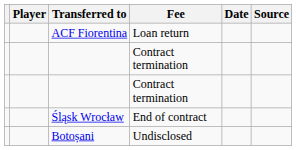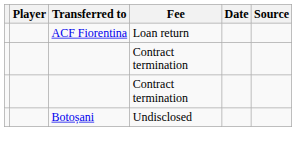- row: (88, 117)
